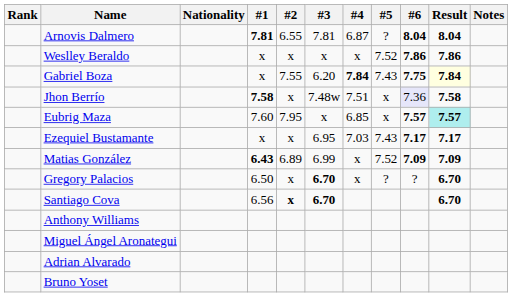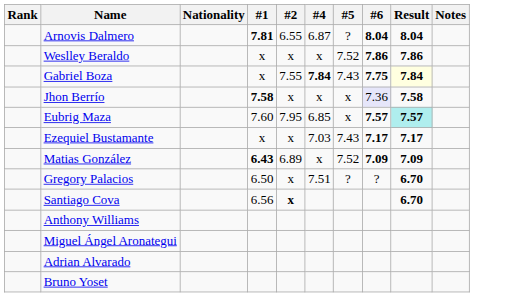- column: (324, 14)
(357, 96) 7.51 -> (319, 96) x
(357, 179) x -> (319, 179) 7.51
